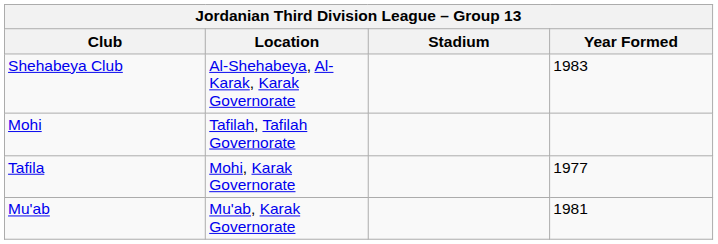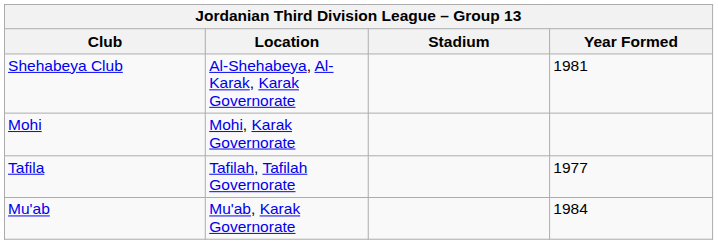(571, 66) 1983 -> (571, 66) 1981
(258, 134) Tafilah, Tafilah Governorate -> (252, 134) Mohi, Karak Governorate
(252, 176) Mohi, Karak Governorate -> (258, 176) Tafilah, Tafilah Governorate
(571, 209) 1981 -> (571, 209) 1984
